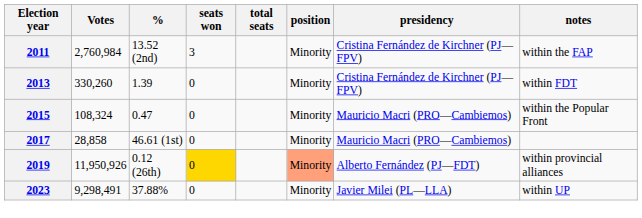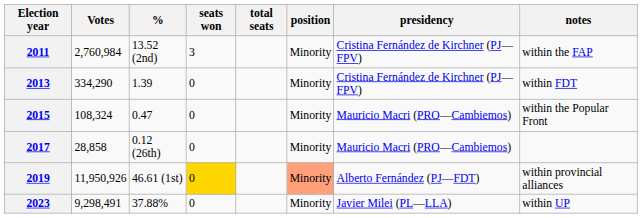(93, 83) 330,260 -> (93, 83) 334,290
(157, 140) 46.61 (1st) -> (146, 146) 0.12 (26th)
(146, 165) 0.12 (26th) -> (157, 178) 46.61 (1st)
